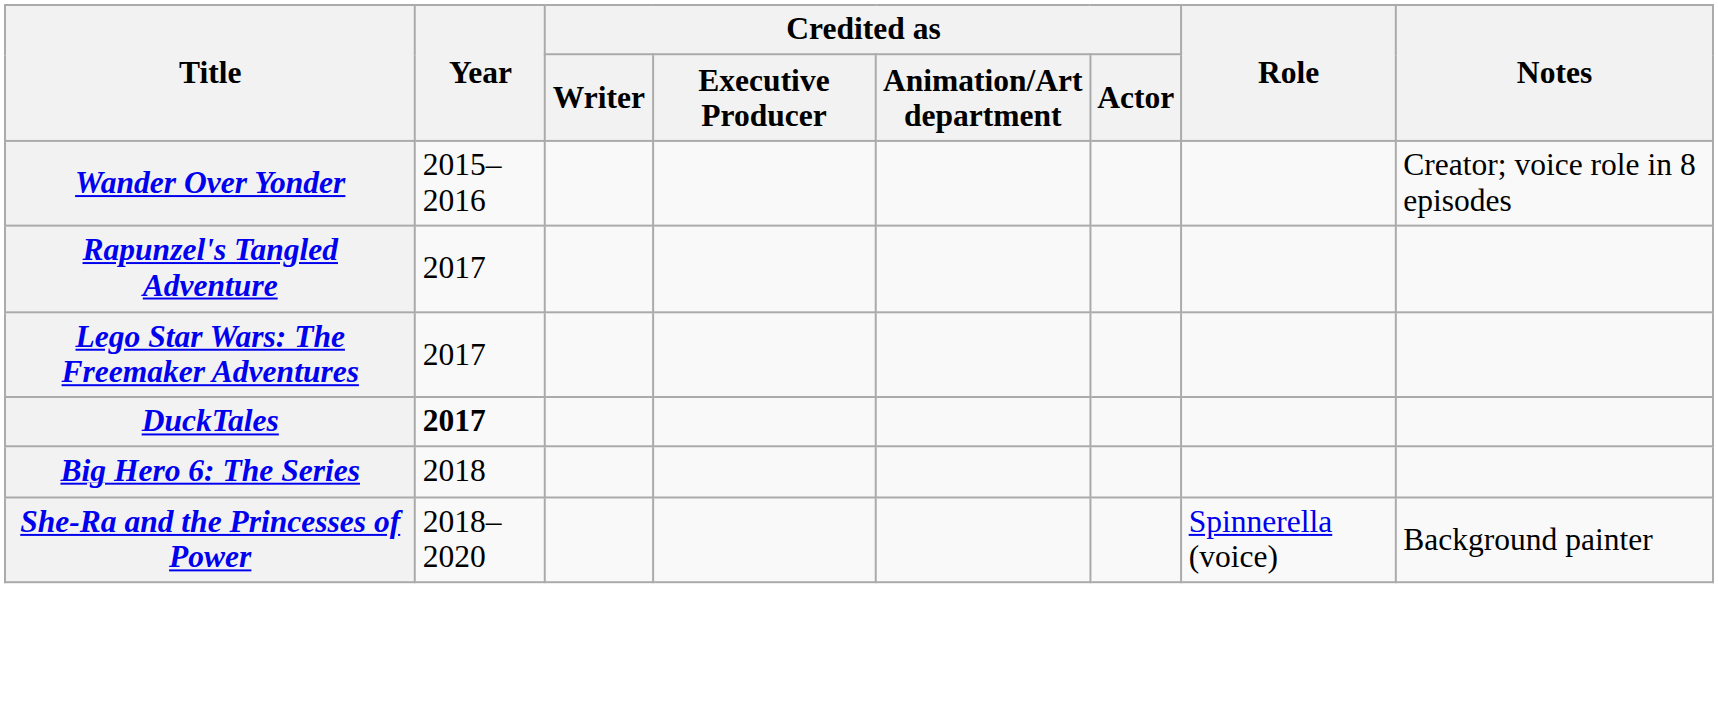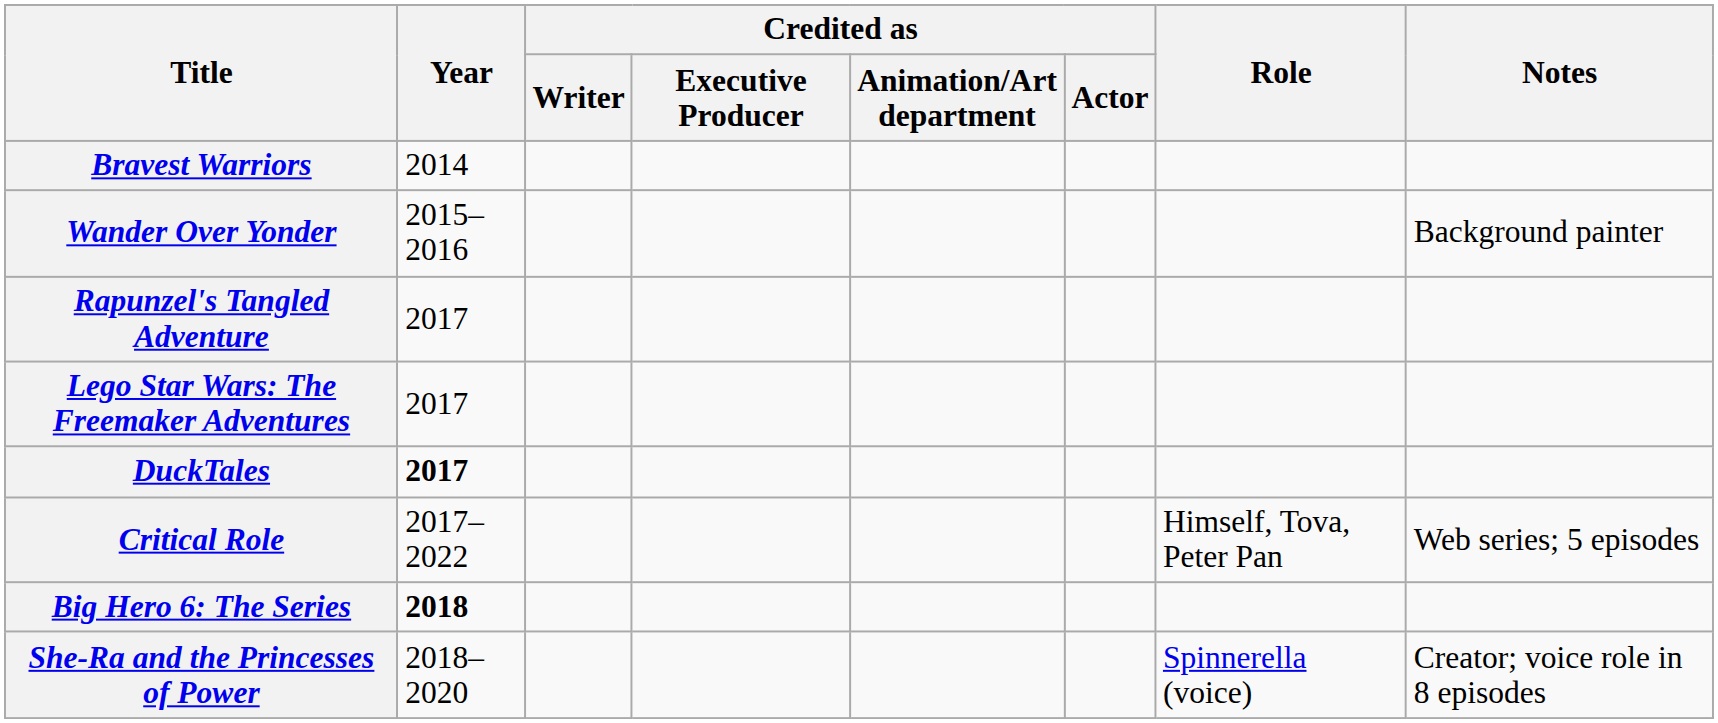+ row: (201, 164)
(1549, 182) Creator; voice role in 8 episodes -> (1538, 232) Background painter
+ row: (201, 538)
(454, 471) normal -> (437, 606) bold
(1528, 538) Background painter -> (1548, 674) Creator; voice role in 8 episodes
